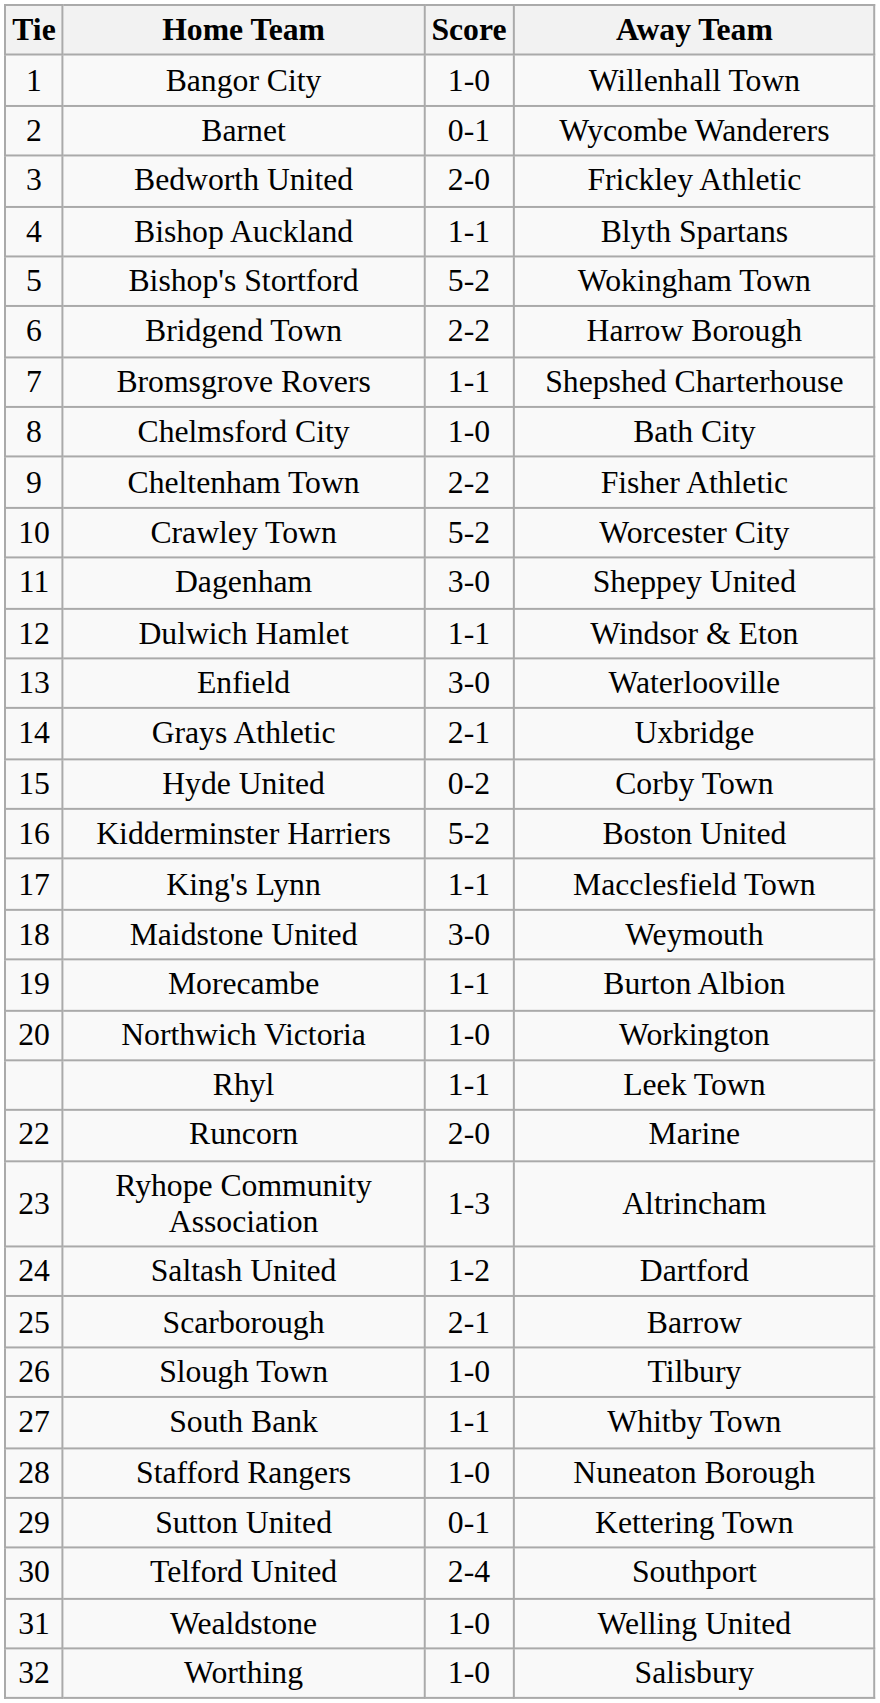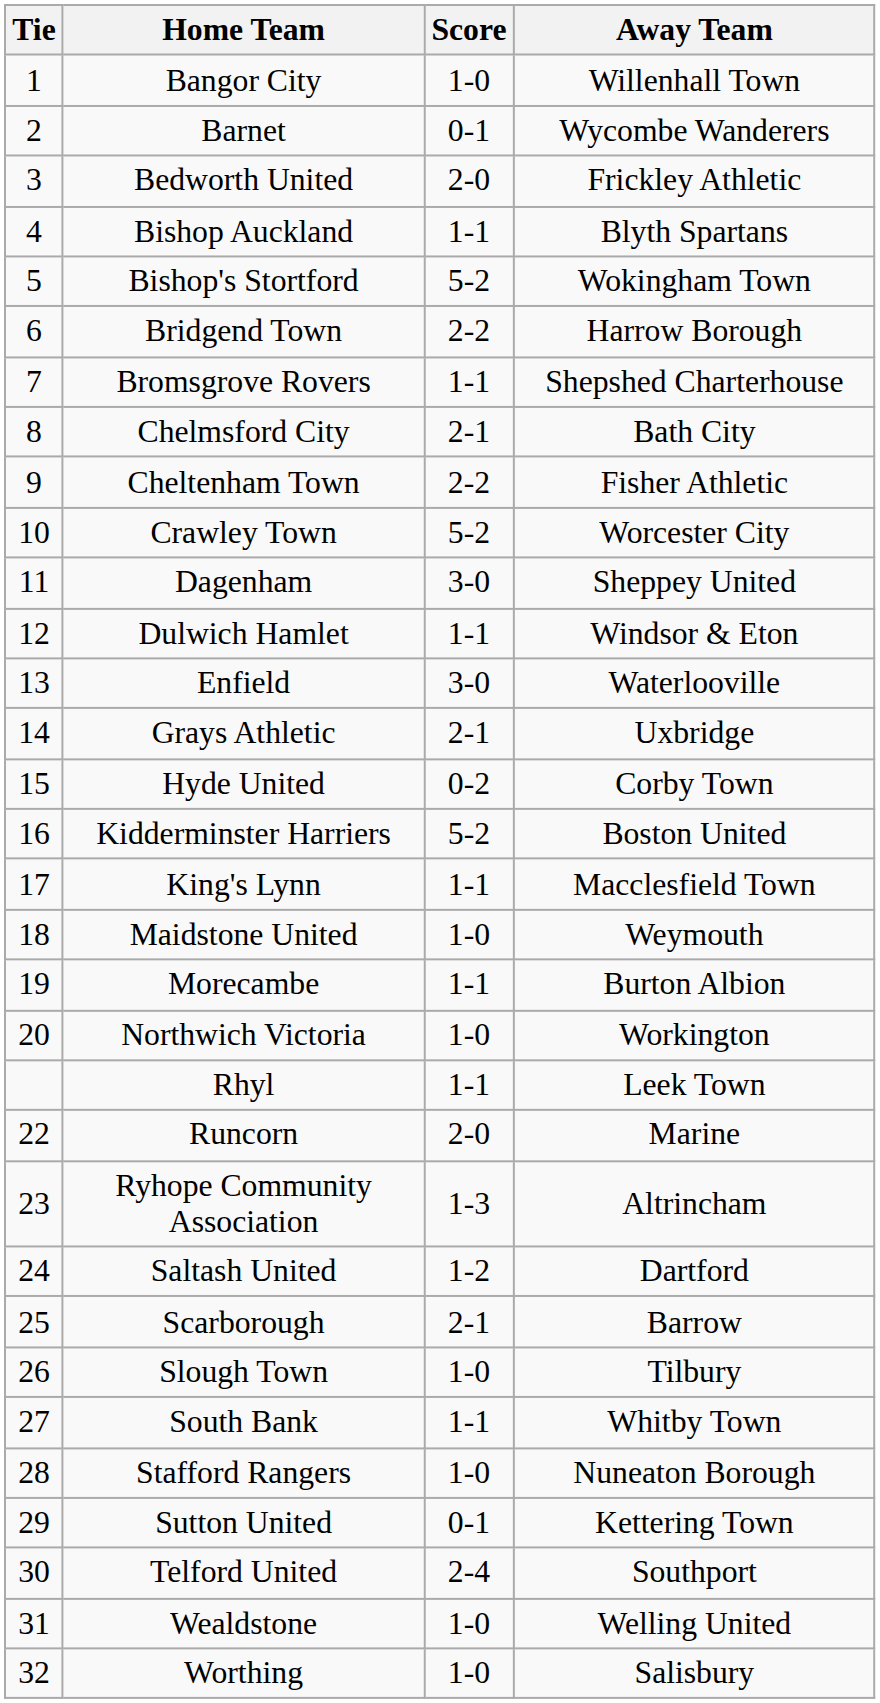(469, 431) 1-0 -> (469, 431) 2-1
(469, 933) 3-0 -> (469, 933) 1-0
